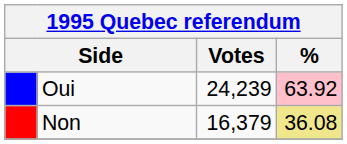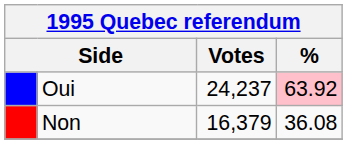(239, 89) 24,239 -> (239, 89) 24,237
(311, 123) khaki background -> (311, 123) no background
